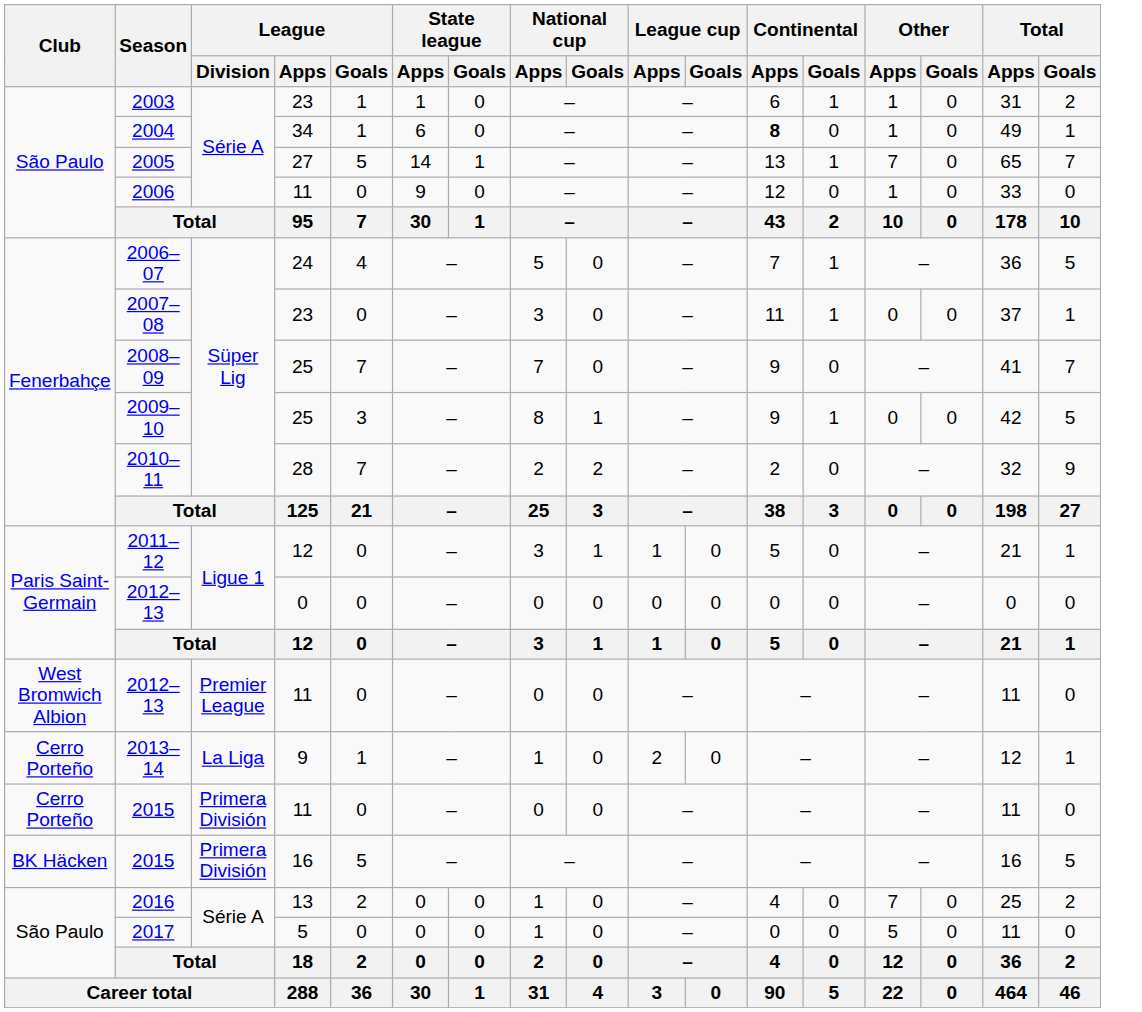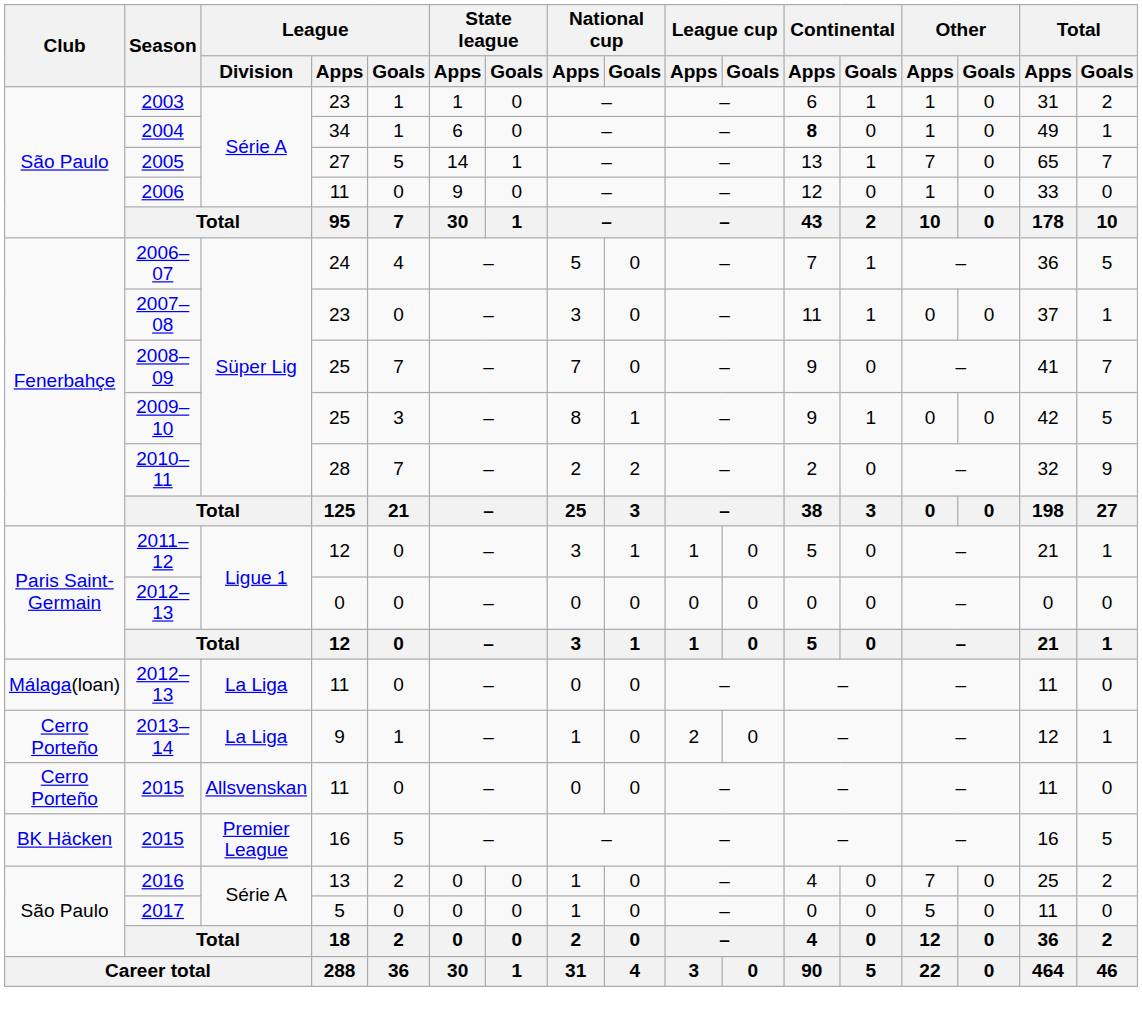(60, 695) West Bromwich Albion -> (65, 684) Málaga(loan)
(233, 695) Premier League -> (256, 684) La Liga
(233, 809) Primera División -> (256, 788) Allsvenskan
(233, 861) Primera División -> (256, 839) Premier League
